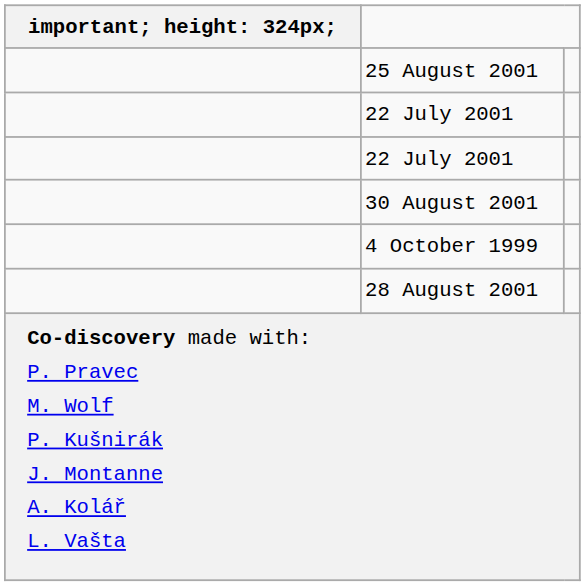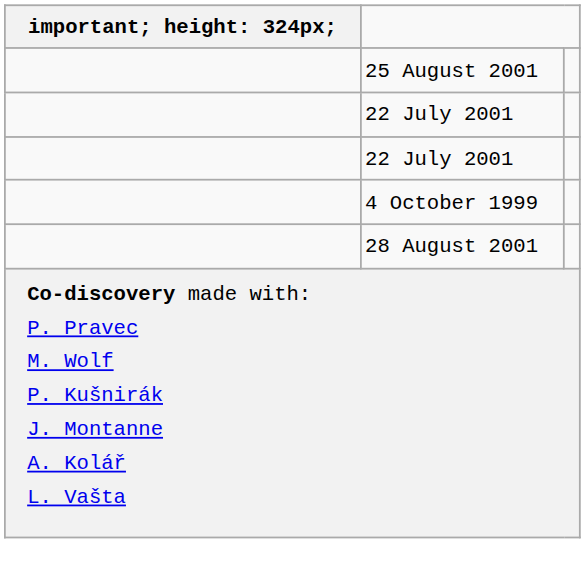- row: (182, 202)
